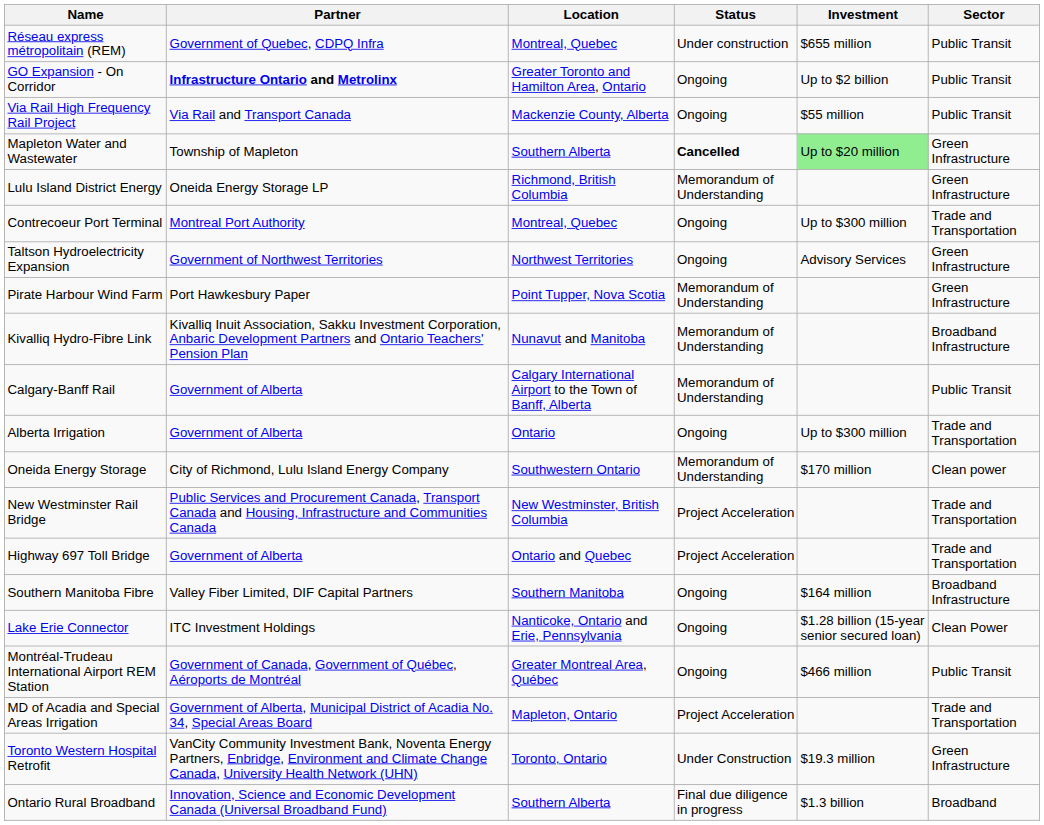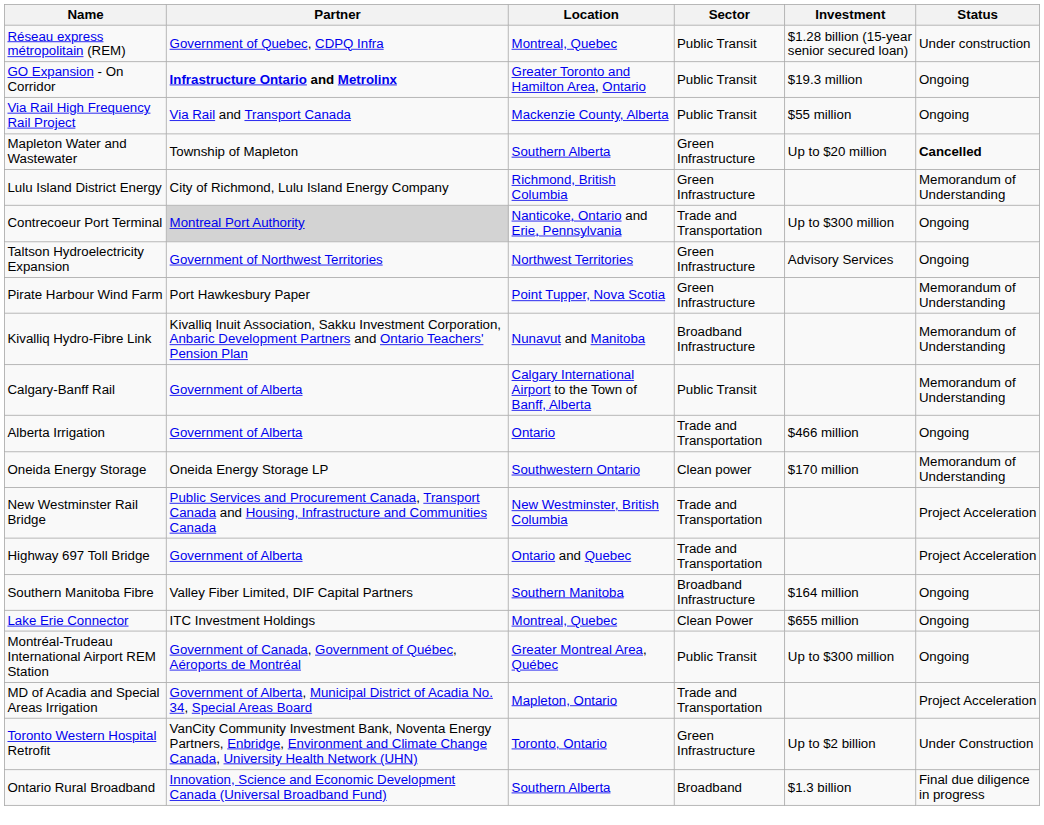columns swapped: (984, 15) <-> (736, 15)
(836, 43) $655 million -> (850, 43) $1.28 billion (15-year senior secured loan)
(844, 79) Up to $2 billion -> (825, 79) $19.3 million
(850, 151) lightgreen background -> (837, 151) no background
(249, 187) Oneida Energy Storage LP -> (309, 187) City of Richmond, Lulu Island Energy Company
(237, 223) no background -> (237, 223) lightgrey background
(564, 223) Montreal, Quebec -> (579, 223) Nanticoke, Ontario and Erie, Pennsylvania
(854, 433) Up to $300 million -> (823, 433) $466 million
(309, 469) City of Richmond, Lulu Island Energy Company -> (249, 469) Oneida Energy Storage LP
(579, 628) Nanticoke, Ontario and Erie, Pennsylvania -> (564, 620) Montreal, Quebec
(862, 628) $1.28 billion (15-year senior secured loan) -> (823, 620) $655 million
(836, 671) $466 million -> (841, 656) Up to $300 million
(838, 758) $19.3 million -> (832, 743) Up to $2 billion
